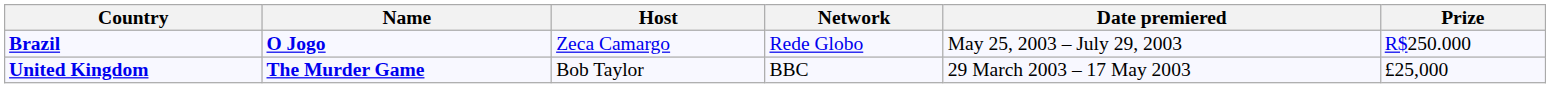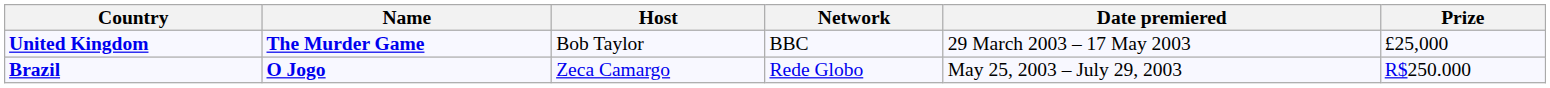rows swapped: (35, 43) <-> (79, 69)
